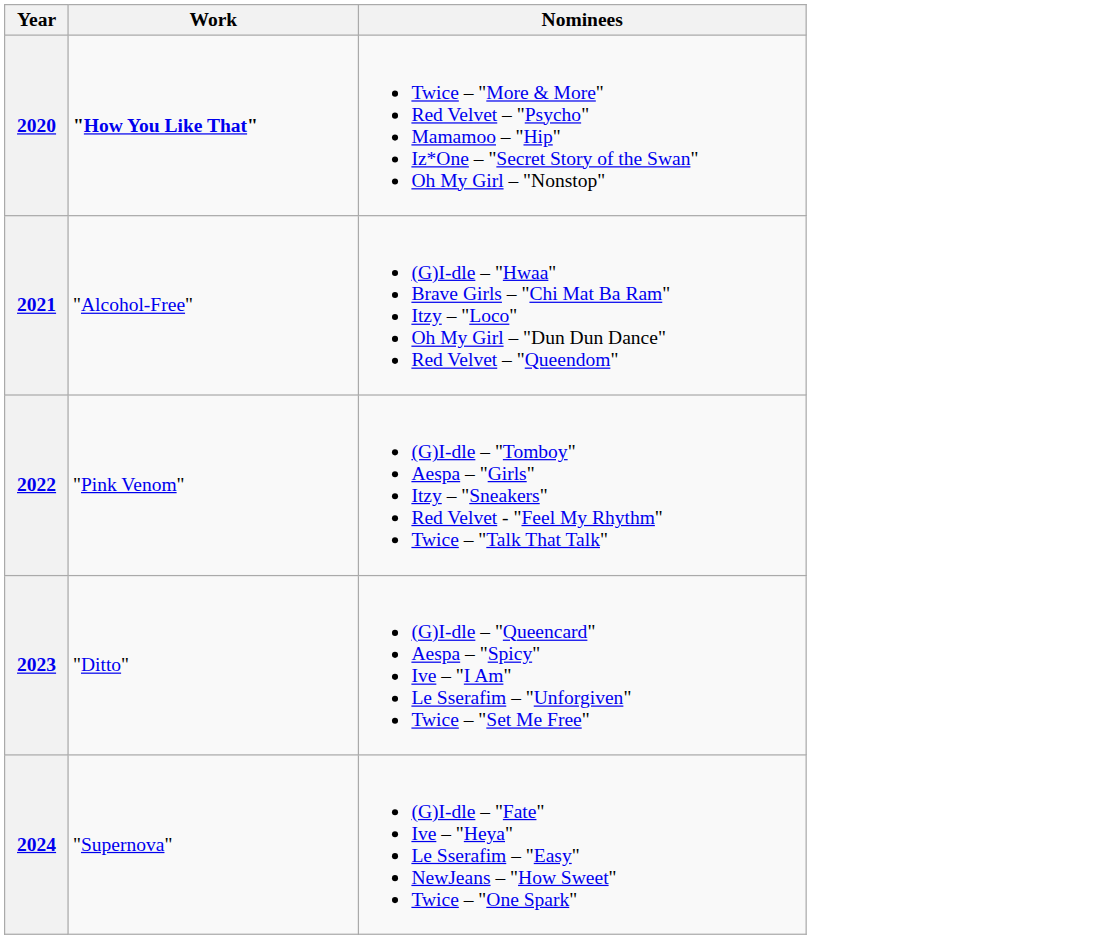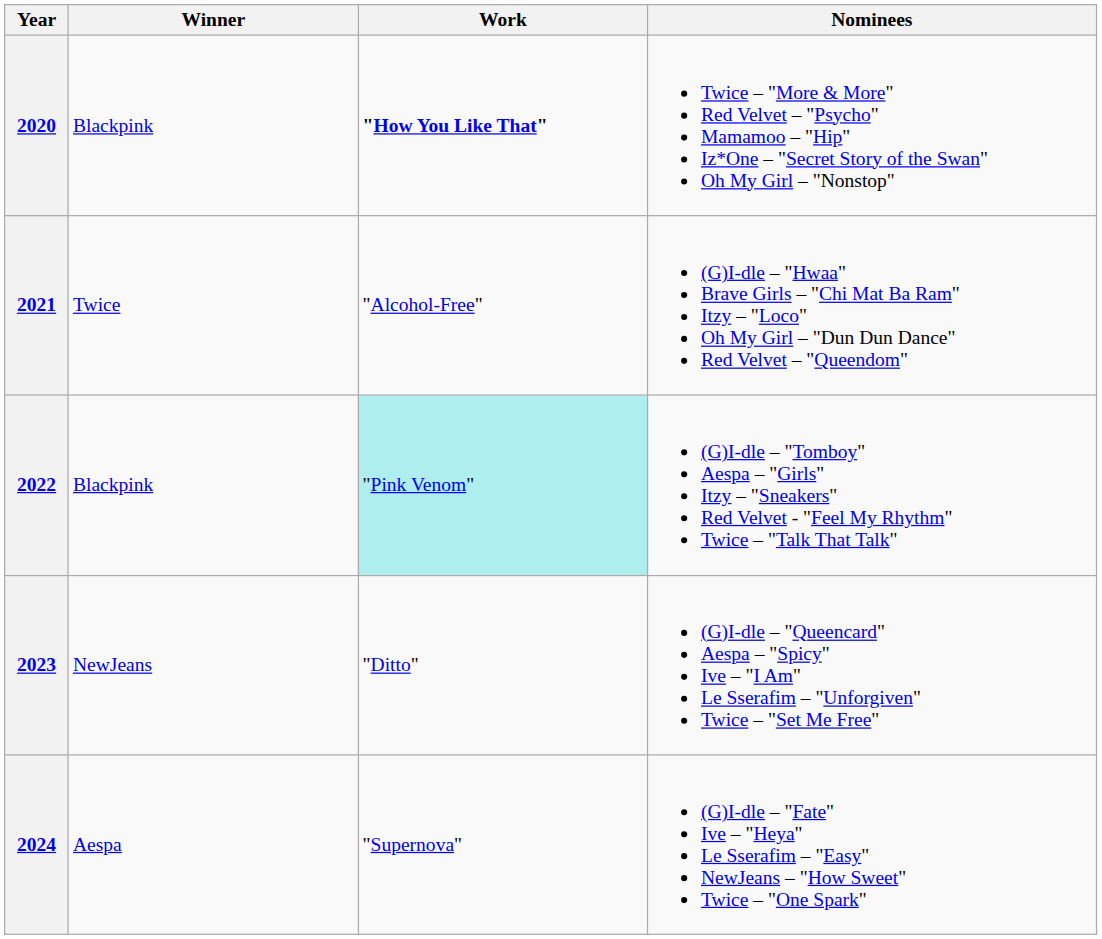+ column: (213, 19)
(129, 484) no background -> (418, 484) paleturquoise background
